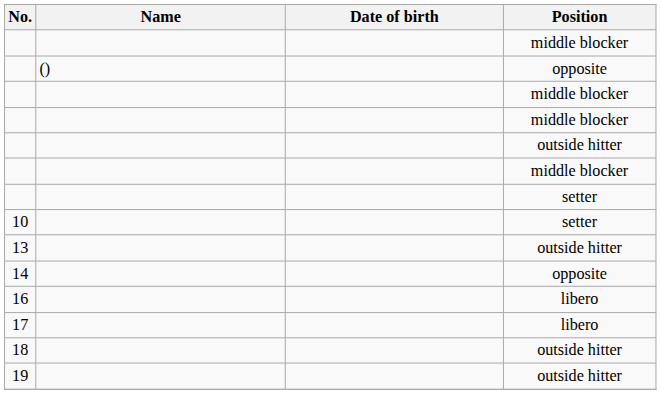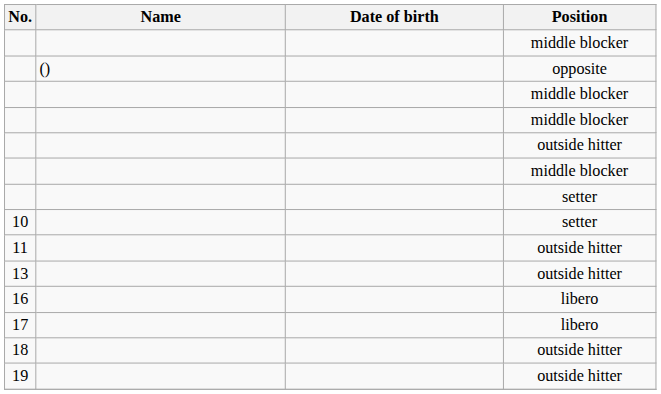+ row: (20, 247)
- row: (20, 273)
